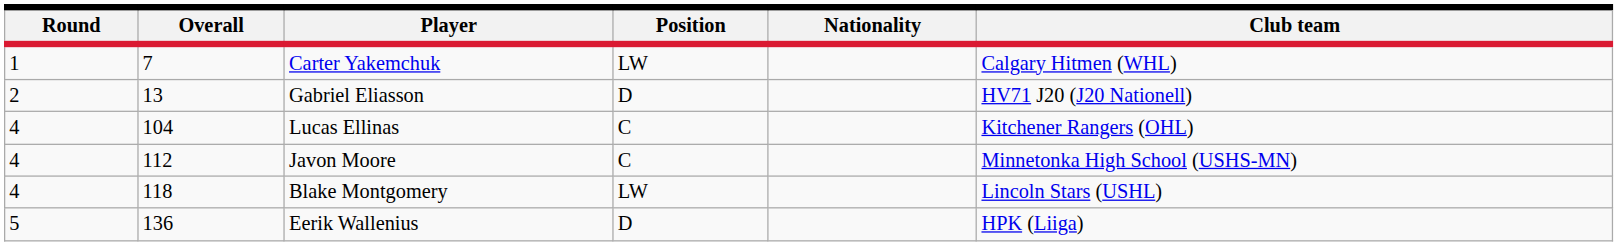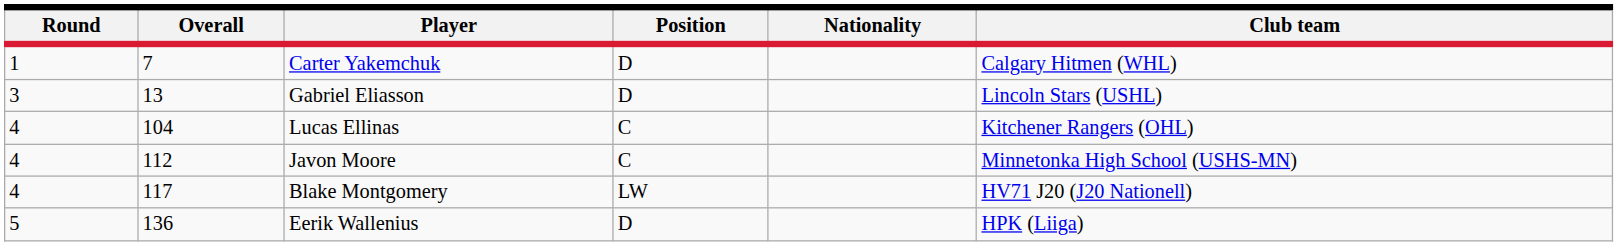(633, 62) LW -> (625, 62) D
(14, 95) 2 -> (14, 95) 3
(1087, 95) HV71 J20 (J20 Nationell) -> (1072, 95) Lincoln Stars (USHL)
(157, 191) 118 -> (157, 191) 117
(1072, 191) Lincoln Stars (USHL) -> (1087, 191) HV71 J20 (J20 Nationell)
